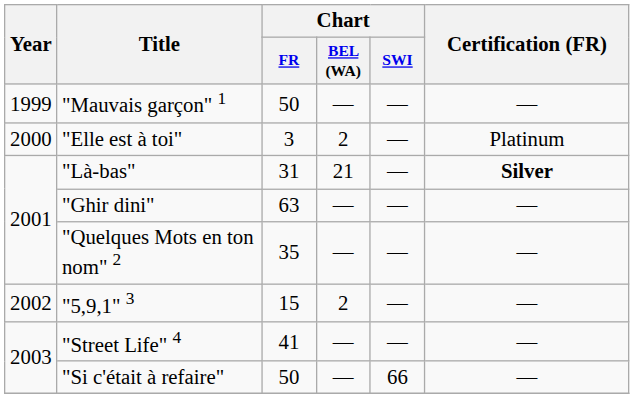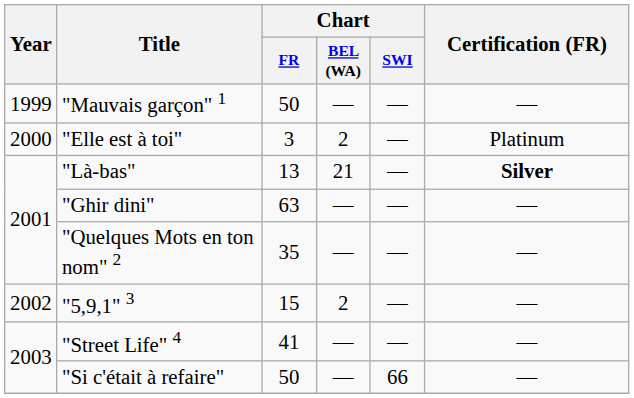(289, 172) 31 -> (289, 172) 13
